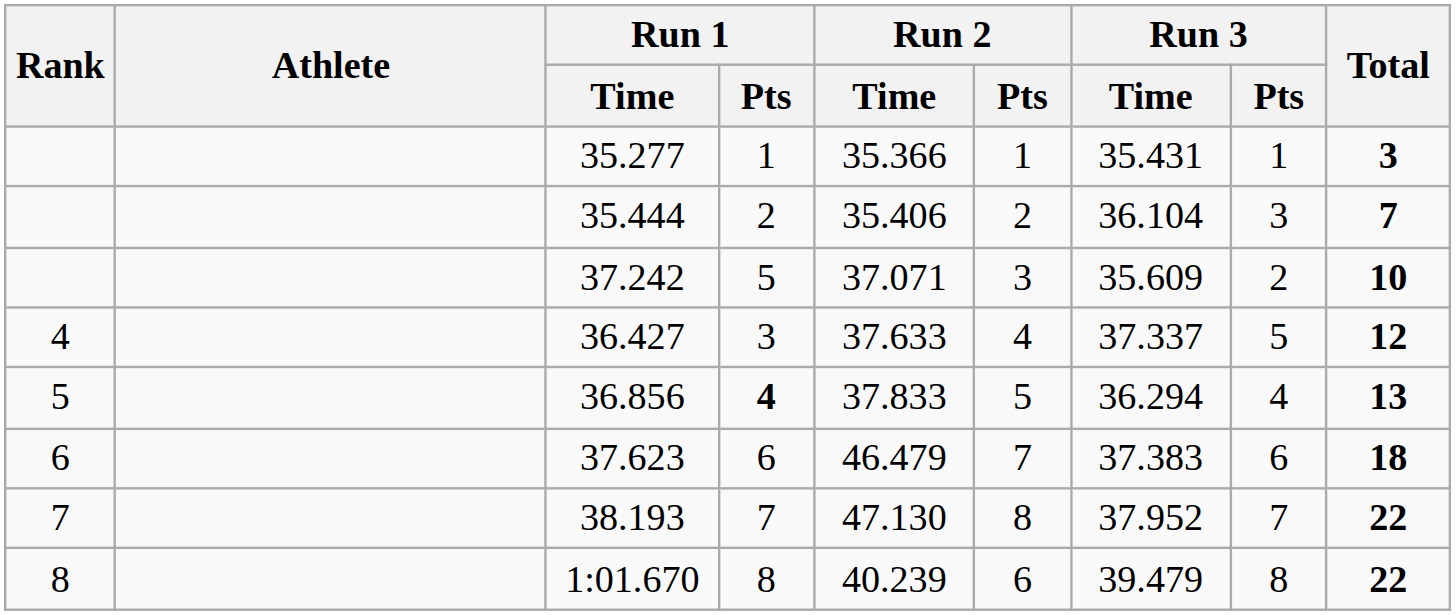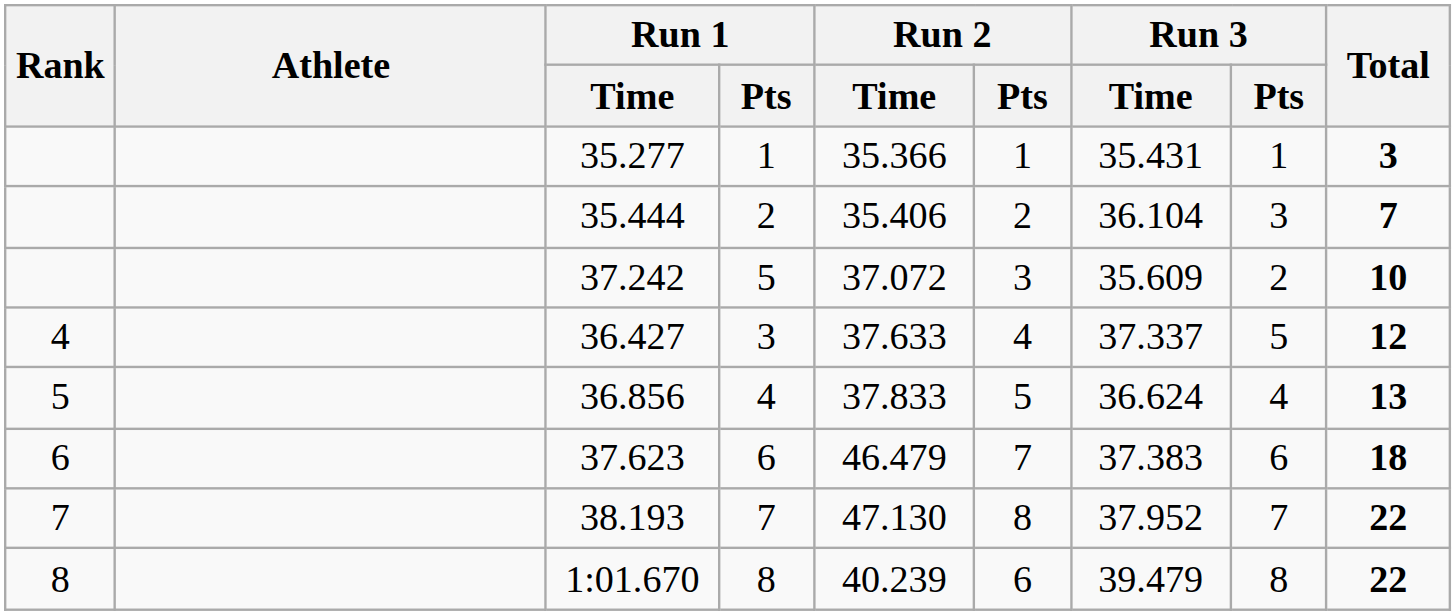(894, 276) 37.071 -> (894, 276) 37.072
(766, 397) bold -> (766, 397) normal
(1151, 397) 36.294 -> (1151, 397) 36.624
